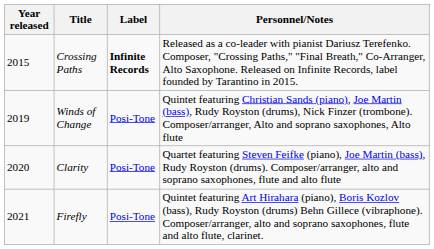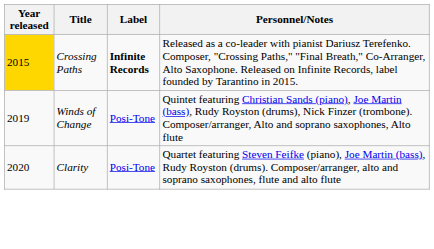(18, 62) no background -> (18, 62) gold background
- row: (72, 216)
